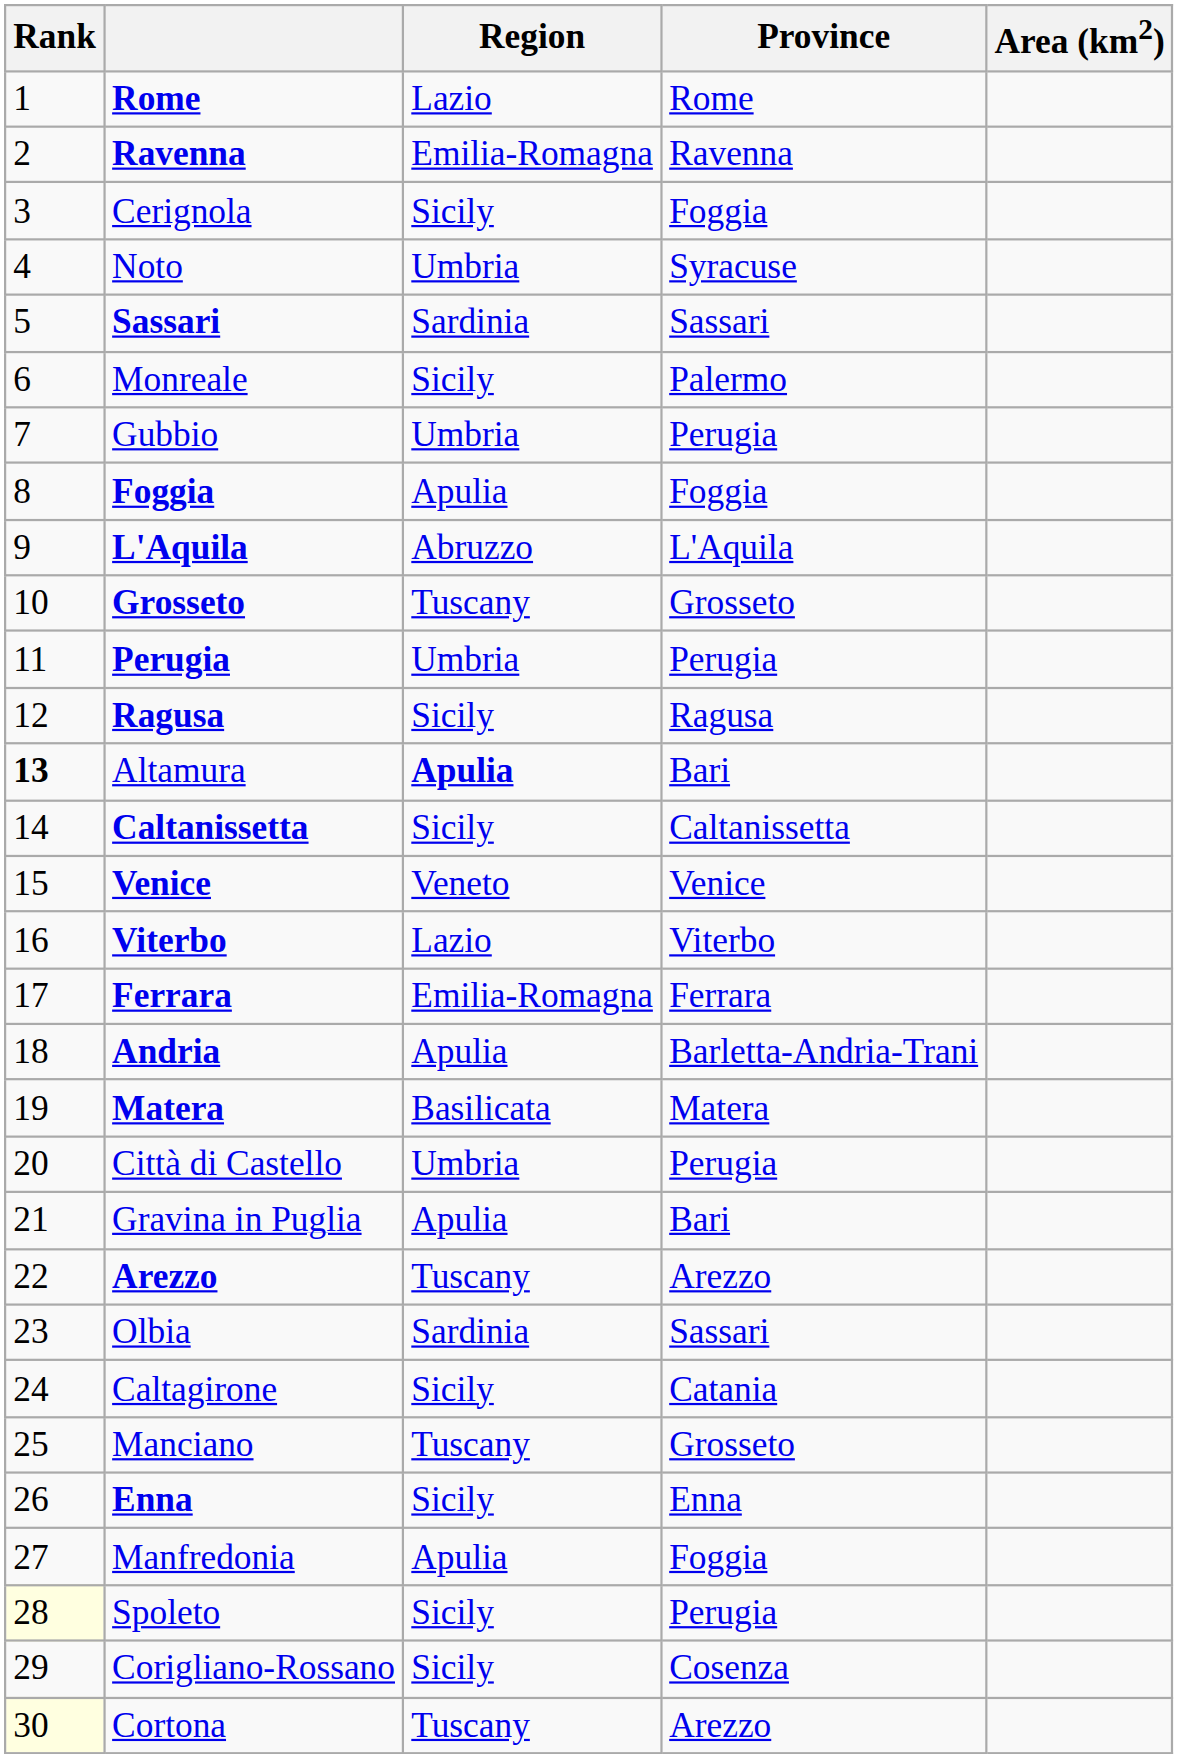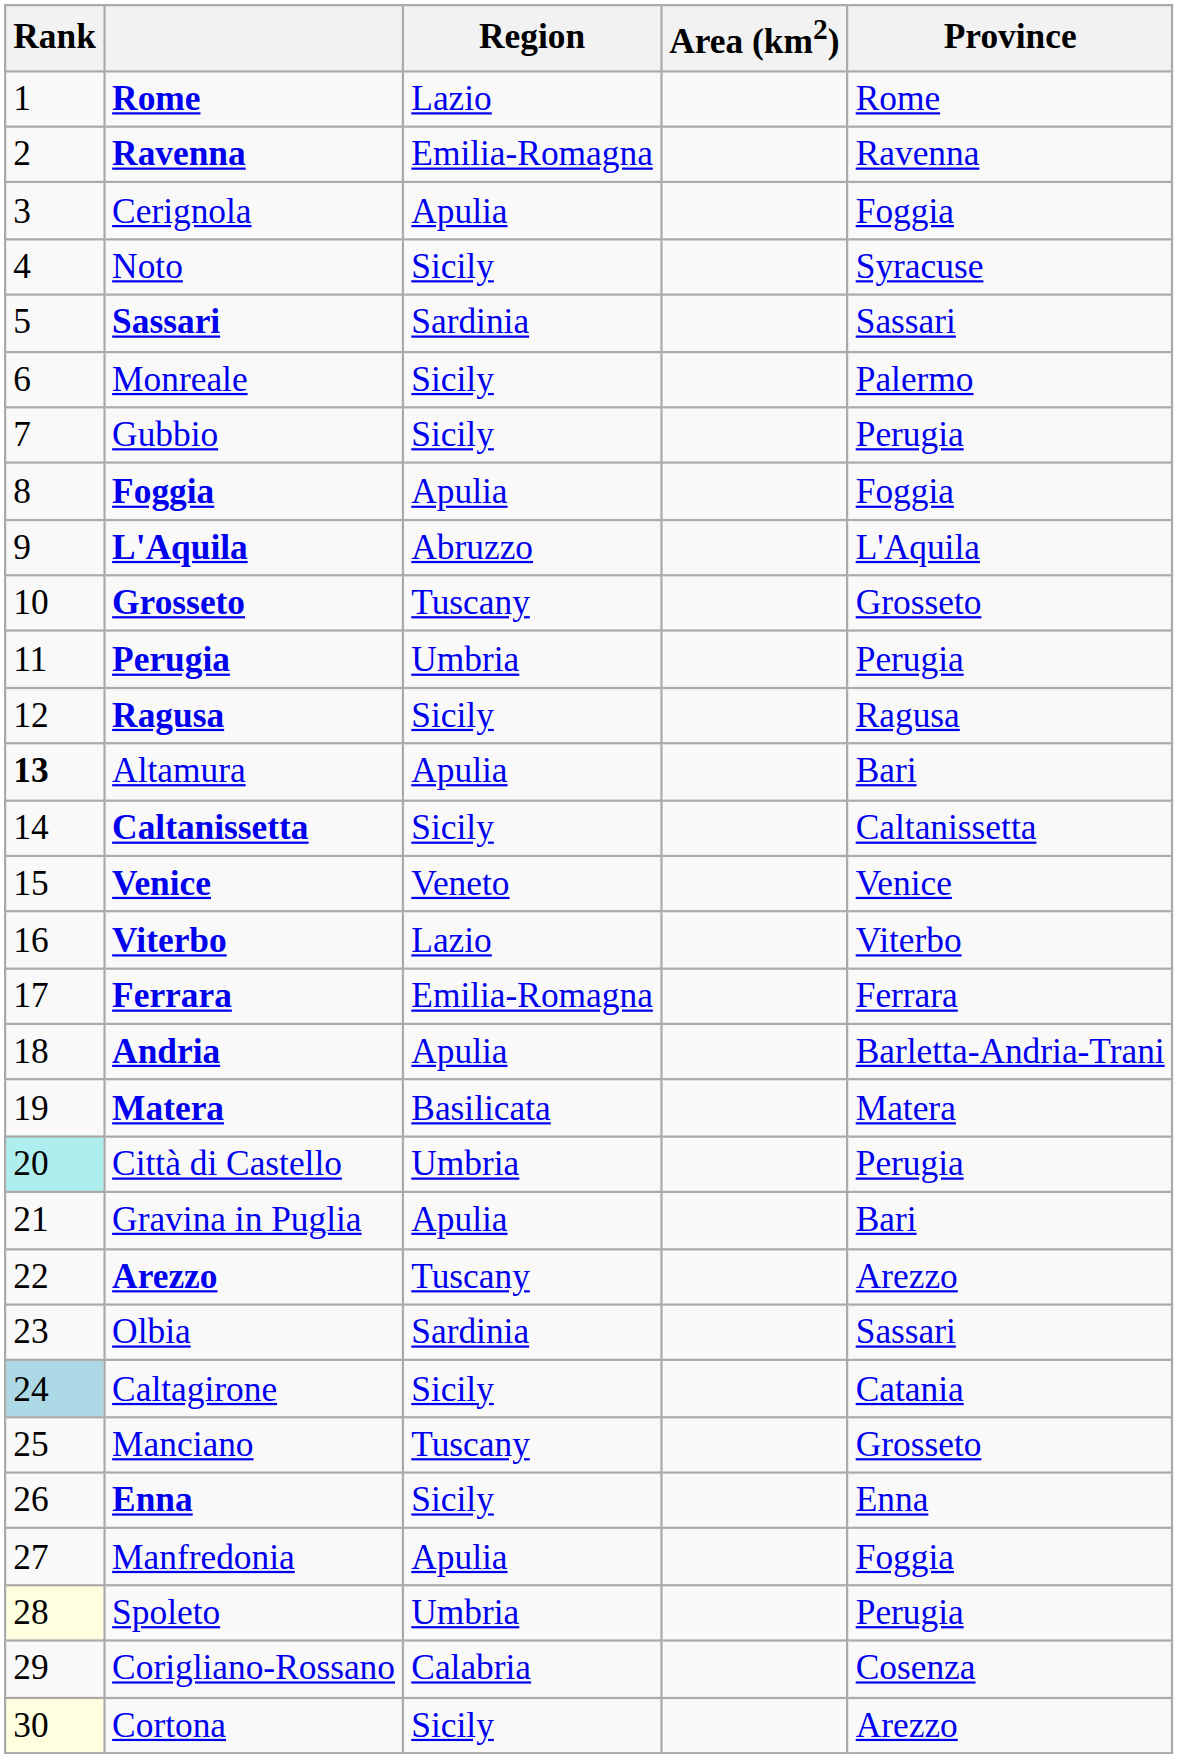columns swapped: (824, 37) <-> (1080, 37)
(453, 210) Sicily -> (459, 210) Apulia
(465, 266) Umbria -> (453, 266) Sicily
(465, 434) Umbria -> (453, 434) Sicily
(462, 771) bold -> (459, 771) normal
(31, 1163) no background -> (31, 1163) paleturquoise background
(31, 1387) no background -> (31, 1387) lightblue background
(453, 1612) Sicily -> (465, 1612) Umbria
(453, 1668) Sicily -> (471, 1668) Calabria
(471, 1724) Tuscany -> (453, 1724) Sicily
